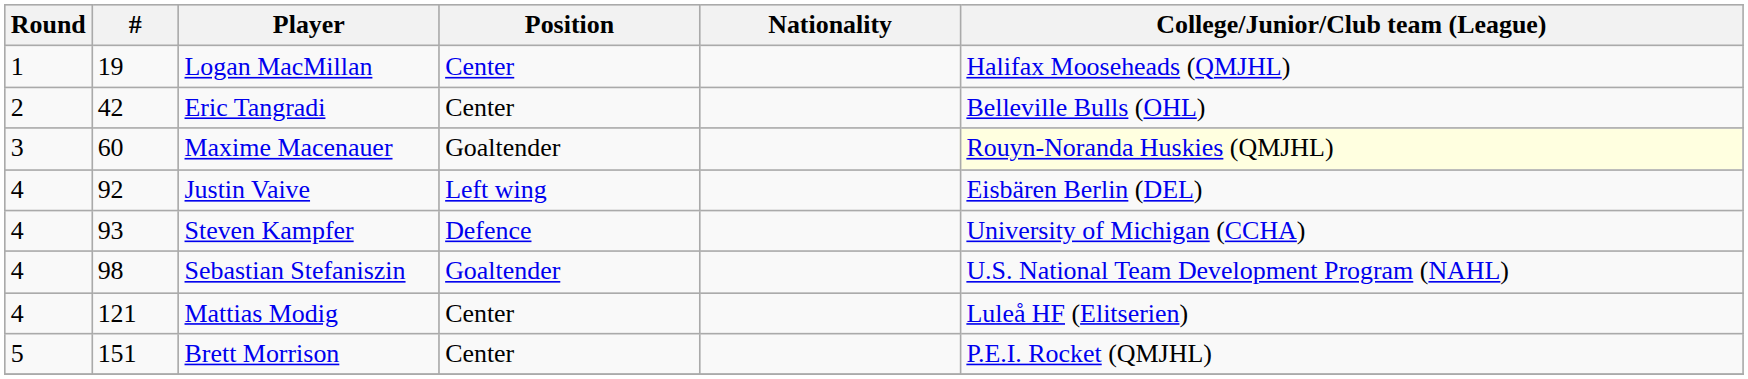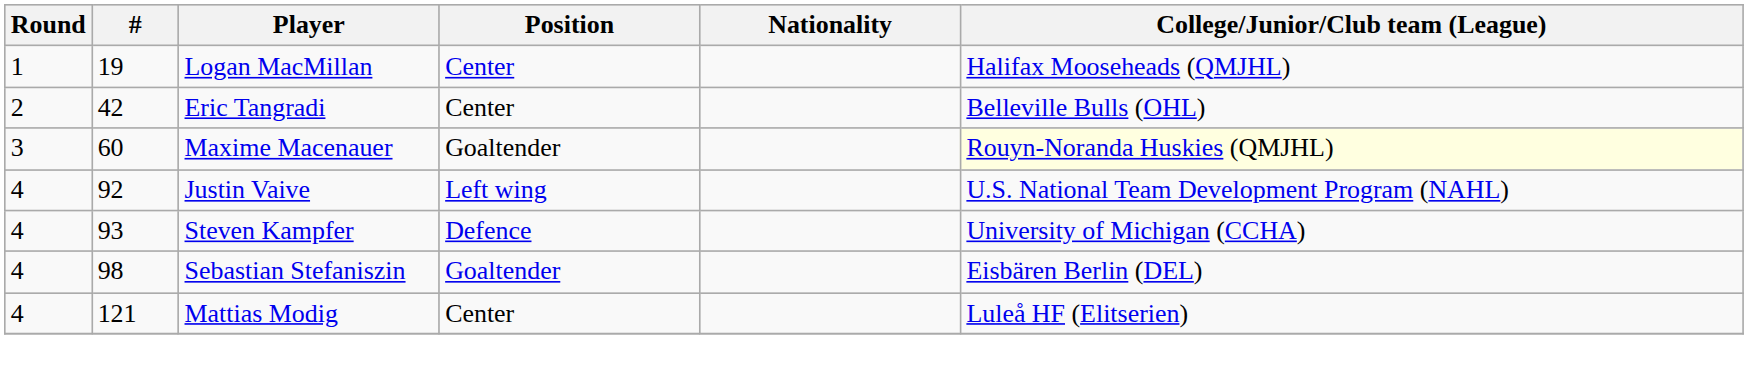(1084, 189) Eisbären Berlin (DEL) -> (1238, 189) U.S. National Team Development Program (NAHL)
(1238, 271) U.S. National Team Development Program (NAHL) -> (1084, 271) Eisbären Berlin (DEL)
- row: (262, 353)
